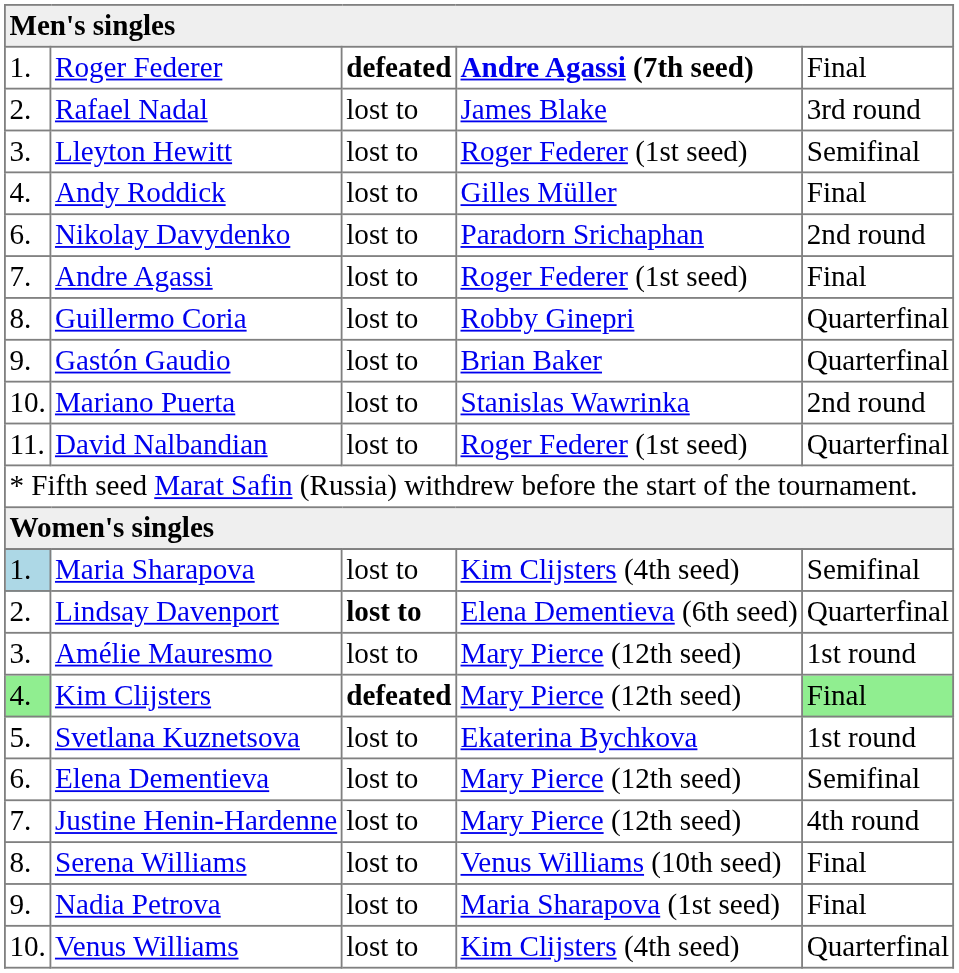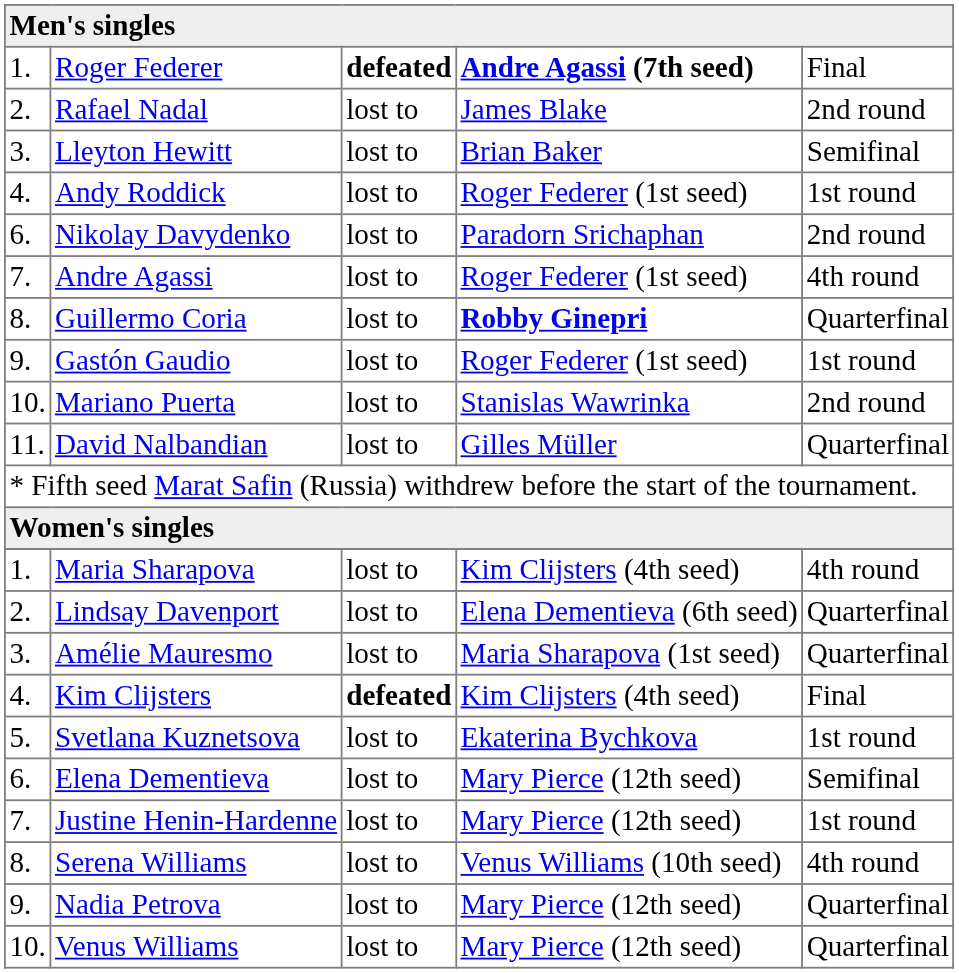(864, 109) 3rd round -> (866, 109) 2nd round
(604, 151) Roger Federer (1st seed) -> (531, 151) Brian Baker
(539, 192) Gilles Müller -> (604, 192) Roger Federer (1st seed)
(837, 192) Final -> (861, 192) 1st round
(837, 276) Final -> (863, 276) 4th round
(547, 318) normal -> (554, 318) bold
(531, 360) Brian Baker -> (604, 360) Roger Federer (1st seed)
(878, 360) Quarterfinal -> (861, 360) 1st round
(604, 444) Roger Federer (1st seed) -> (539, 444) Gilles Müller
(20, 569) lightblue background -> (20, 569) no background
(863, 569) Semifinal -> (863, 569) 4th round
(384, 611) bold -> (382, 611) normal
(601, 653) Mary Pierce (12th seed) -> (620, 653) Maria Sharapova (1st seed)
(861, 653) 1st round -> (878, 653) Quarterfinal
(20, 695) lightgreen background -> (20, 695) no background
(601, 695) Mary Pierce (12th seed) -> (600, 695) Kim Clijsters (4th seed)
(837, 695) lightgreen background -> (837, 695) no background
(863, 820) 4th round -> (861, 820) 1st round
(837, 862) Final -> (863, 862) 4th round
(620, 904) Maria Sharapova (1st seed) -> (601, 904) Mary Pierce (12th seed)
(837, 904) Final -> (878, 904) Quarterfinal
(600, 946) Kim Clijsters (4th seed) -> (601, 946) Mary Pierce (12th seed)
